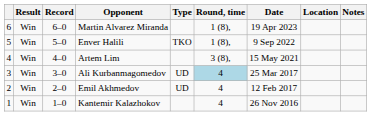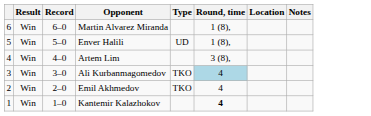- column: (274, 12)
(182, 42) TKO -> (182, 42) UD
(182, 73) UD -> (182, 73) TKO
(182, 88) UD -> (182, 88) TKO
(221, 104) normal -> (221, 104) bold
